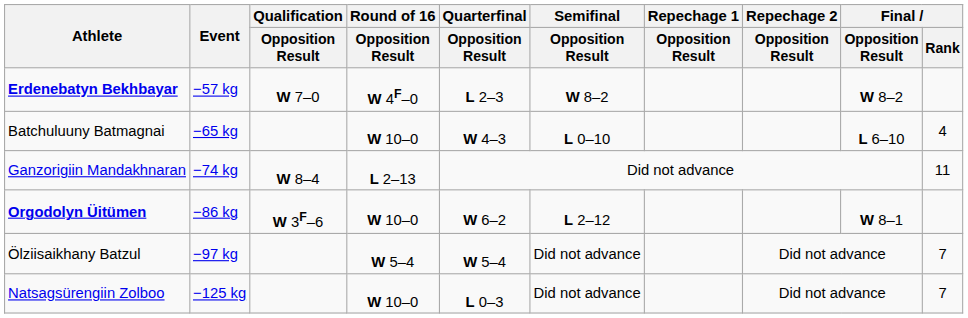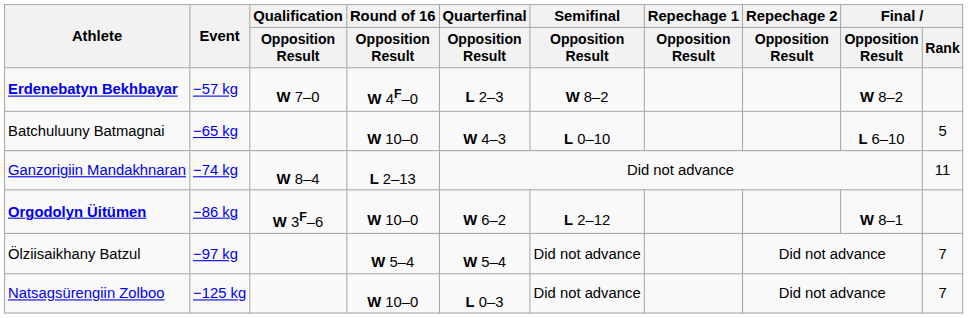(943, 130) 4 -> (943, 130) 5
